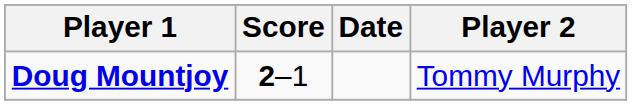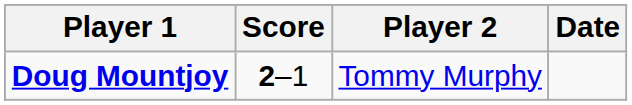columns swapped: (518, 28) <-> (371, 28)
